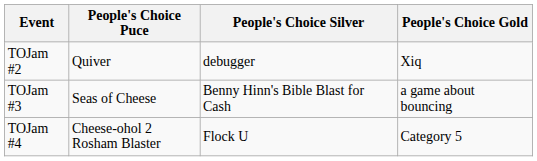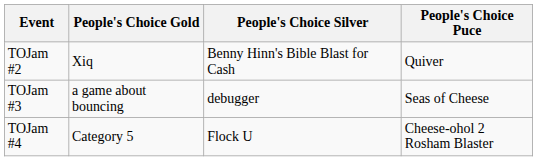columns swapped: (465, 23) <-> (134, 23)
(229, 61) debugger -> (288, 61) Benny Hinn's Bible Blast for Cash
(284, 98) Benny Hinn's Bible Blast for Cash -> (233, 98) debugger
